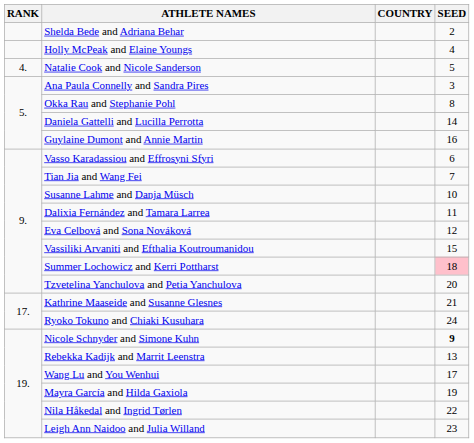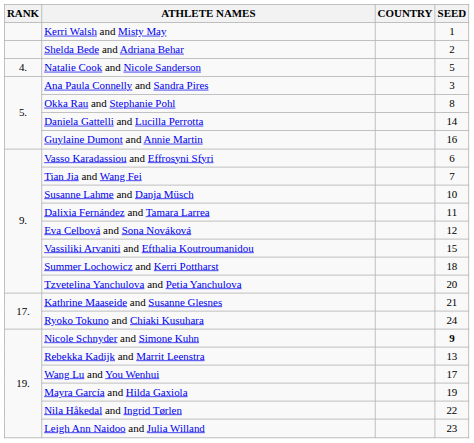+ row: (105, 31)
- row: (118, 49)
(452, 266) pink background -> (452, 266) no background
